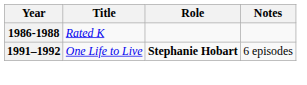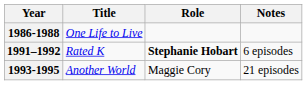(85, 32) Rated K -> (104, 32) One Life to Live
(104, 51) One Life to Live -> (85, 51) Rated K
+ row: (34, 70)
